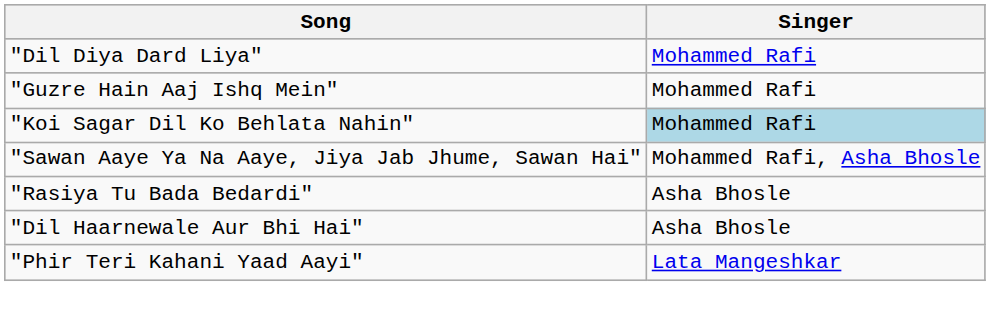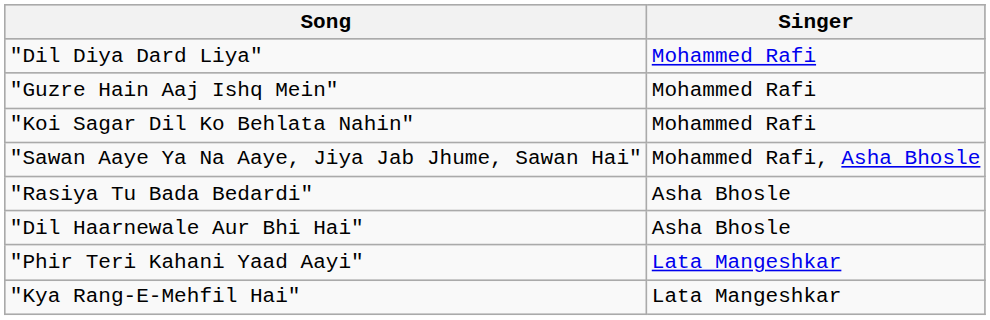(734, 125) lightblue background -> (734, 125) no background
+ row: (155, 297)
